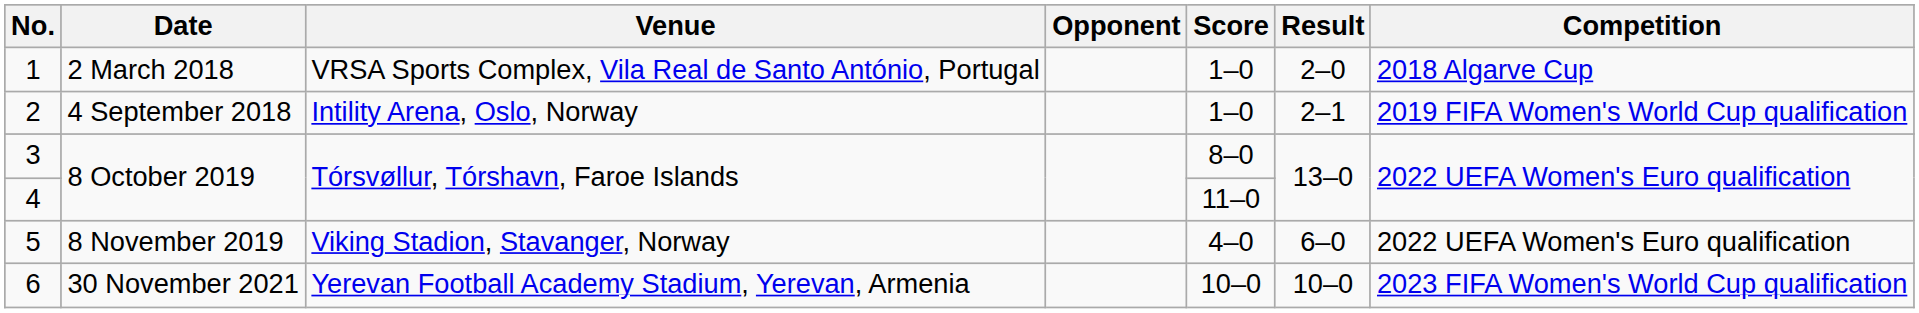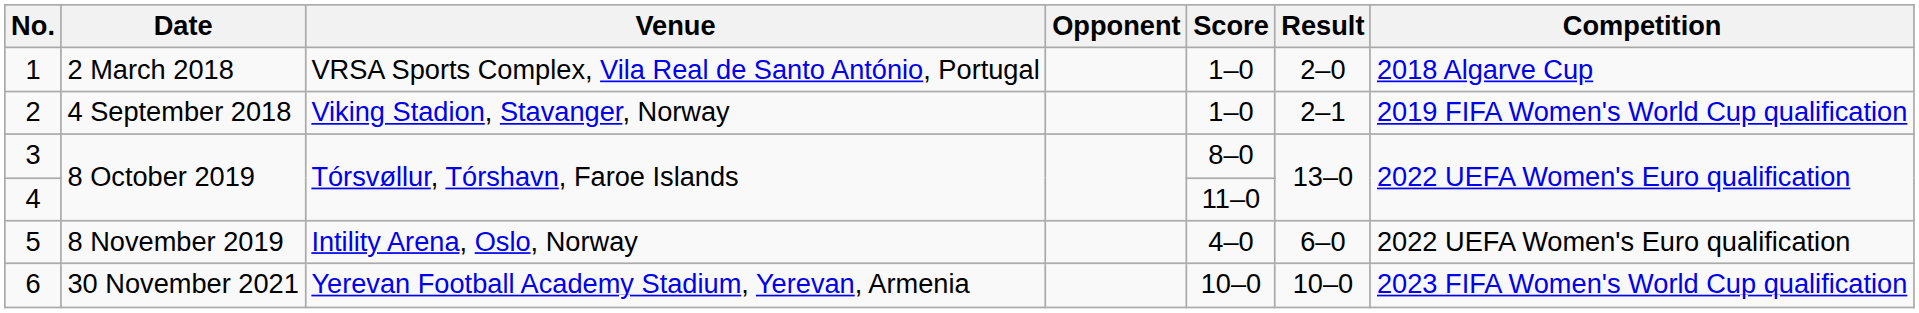(475, 112) Intility Arena, Oslo, Norway -> (521, 112) Viking Stadion, Stavanger, Norway
(521, 241) Viking Stadion, Stavanger, Norway -> (475, 241) Intility Arena, Oslo, Norway
